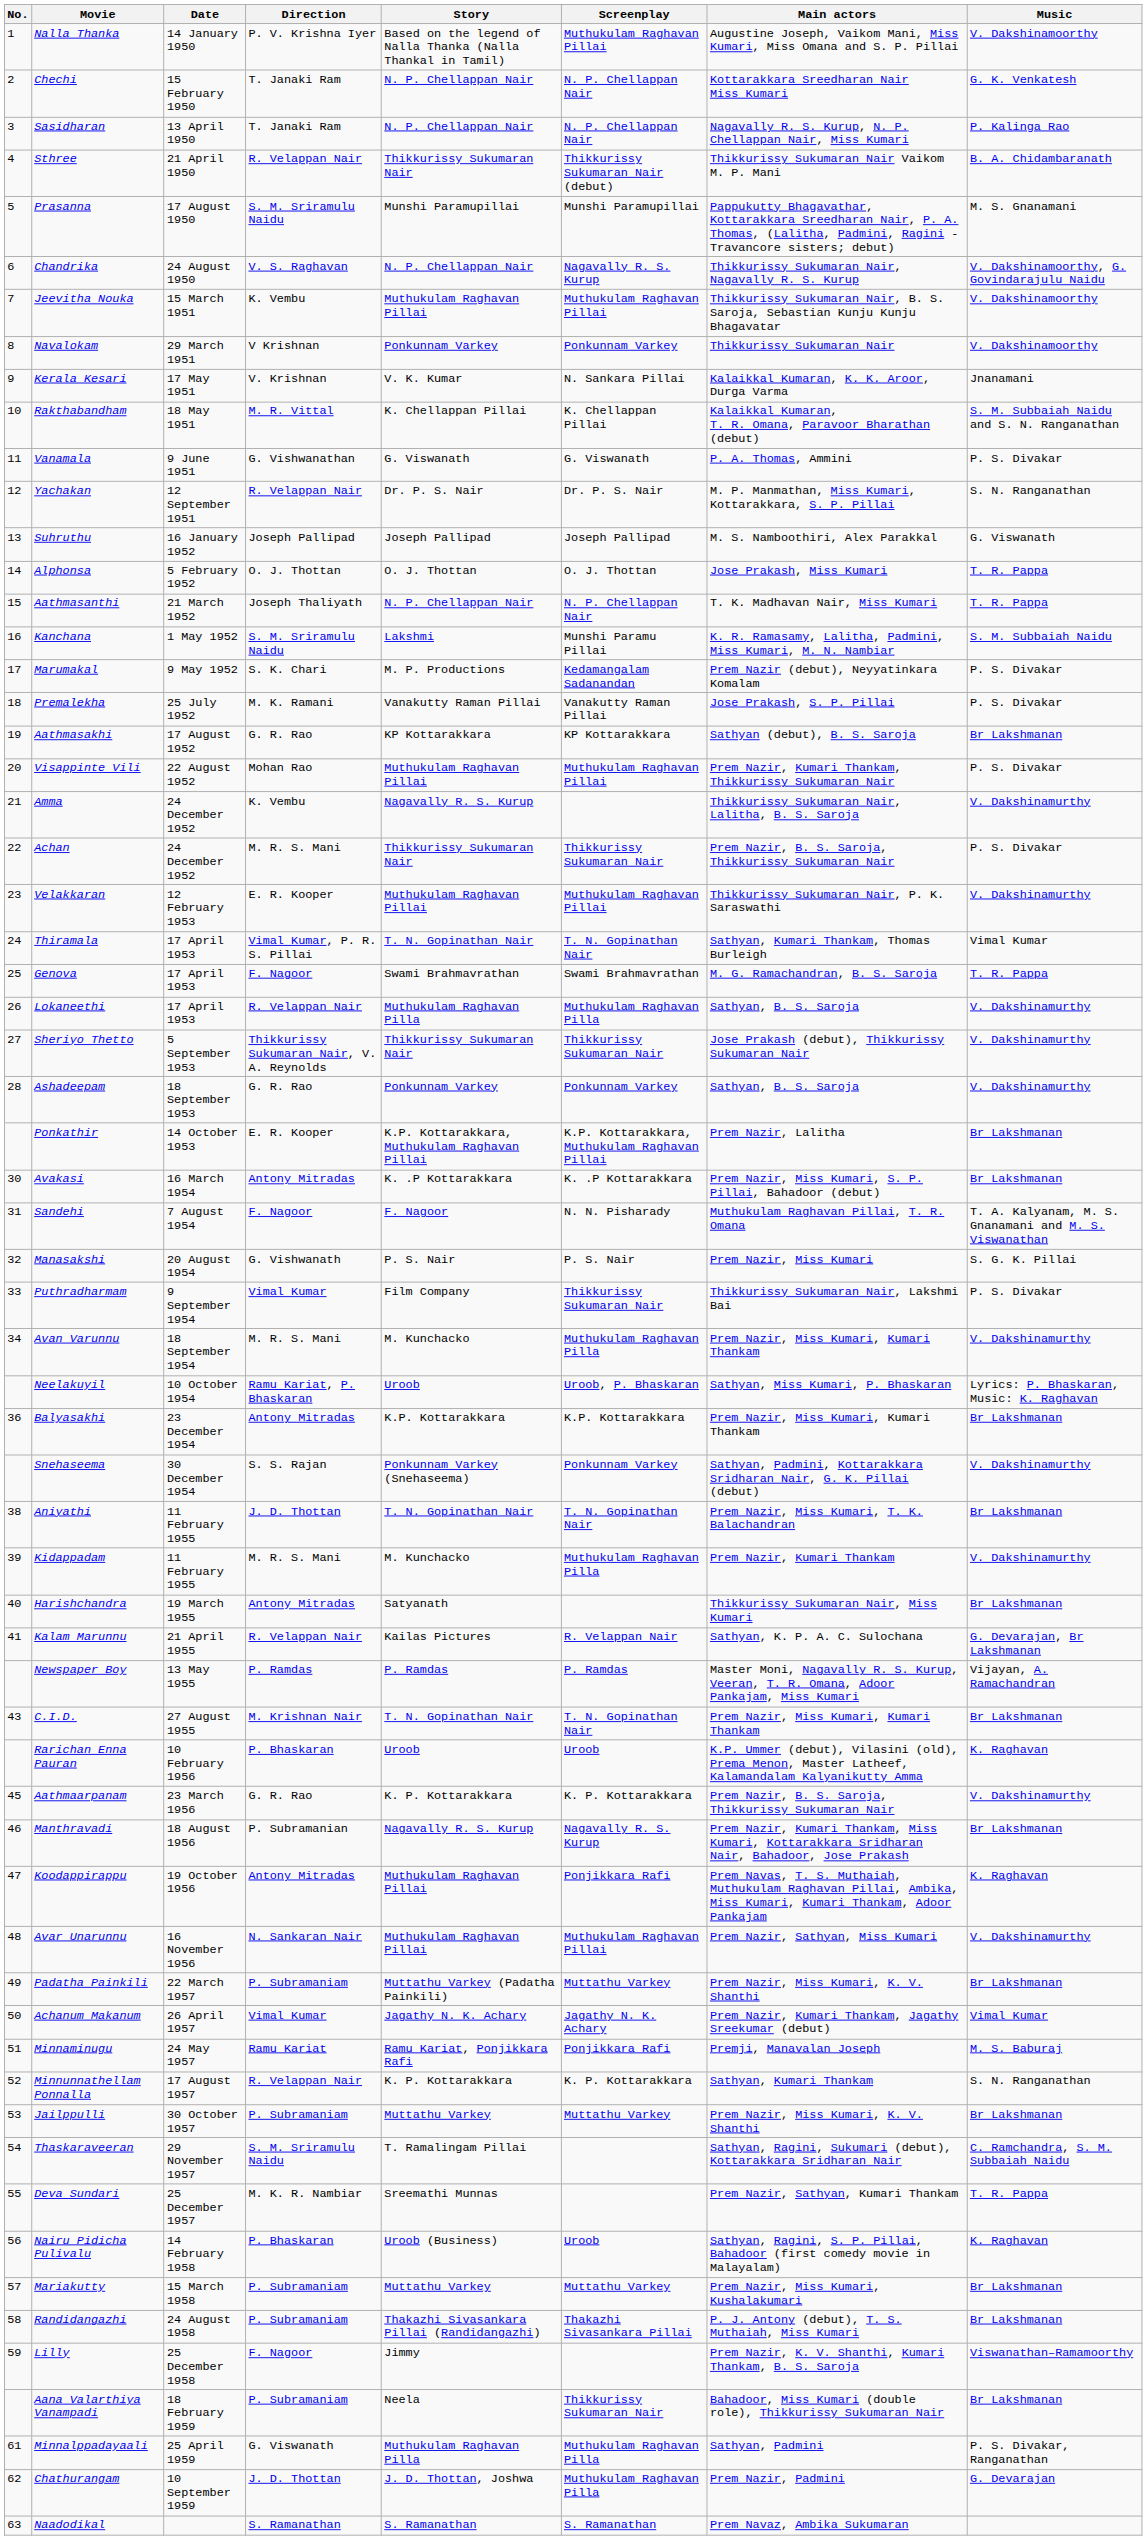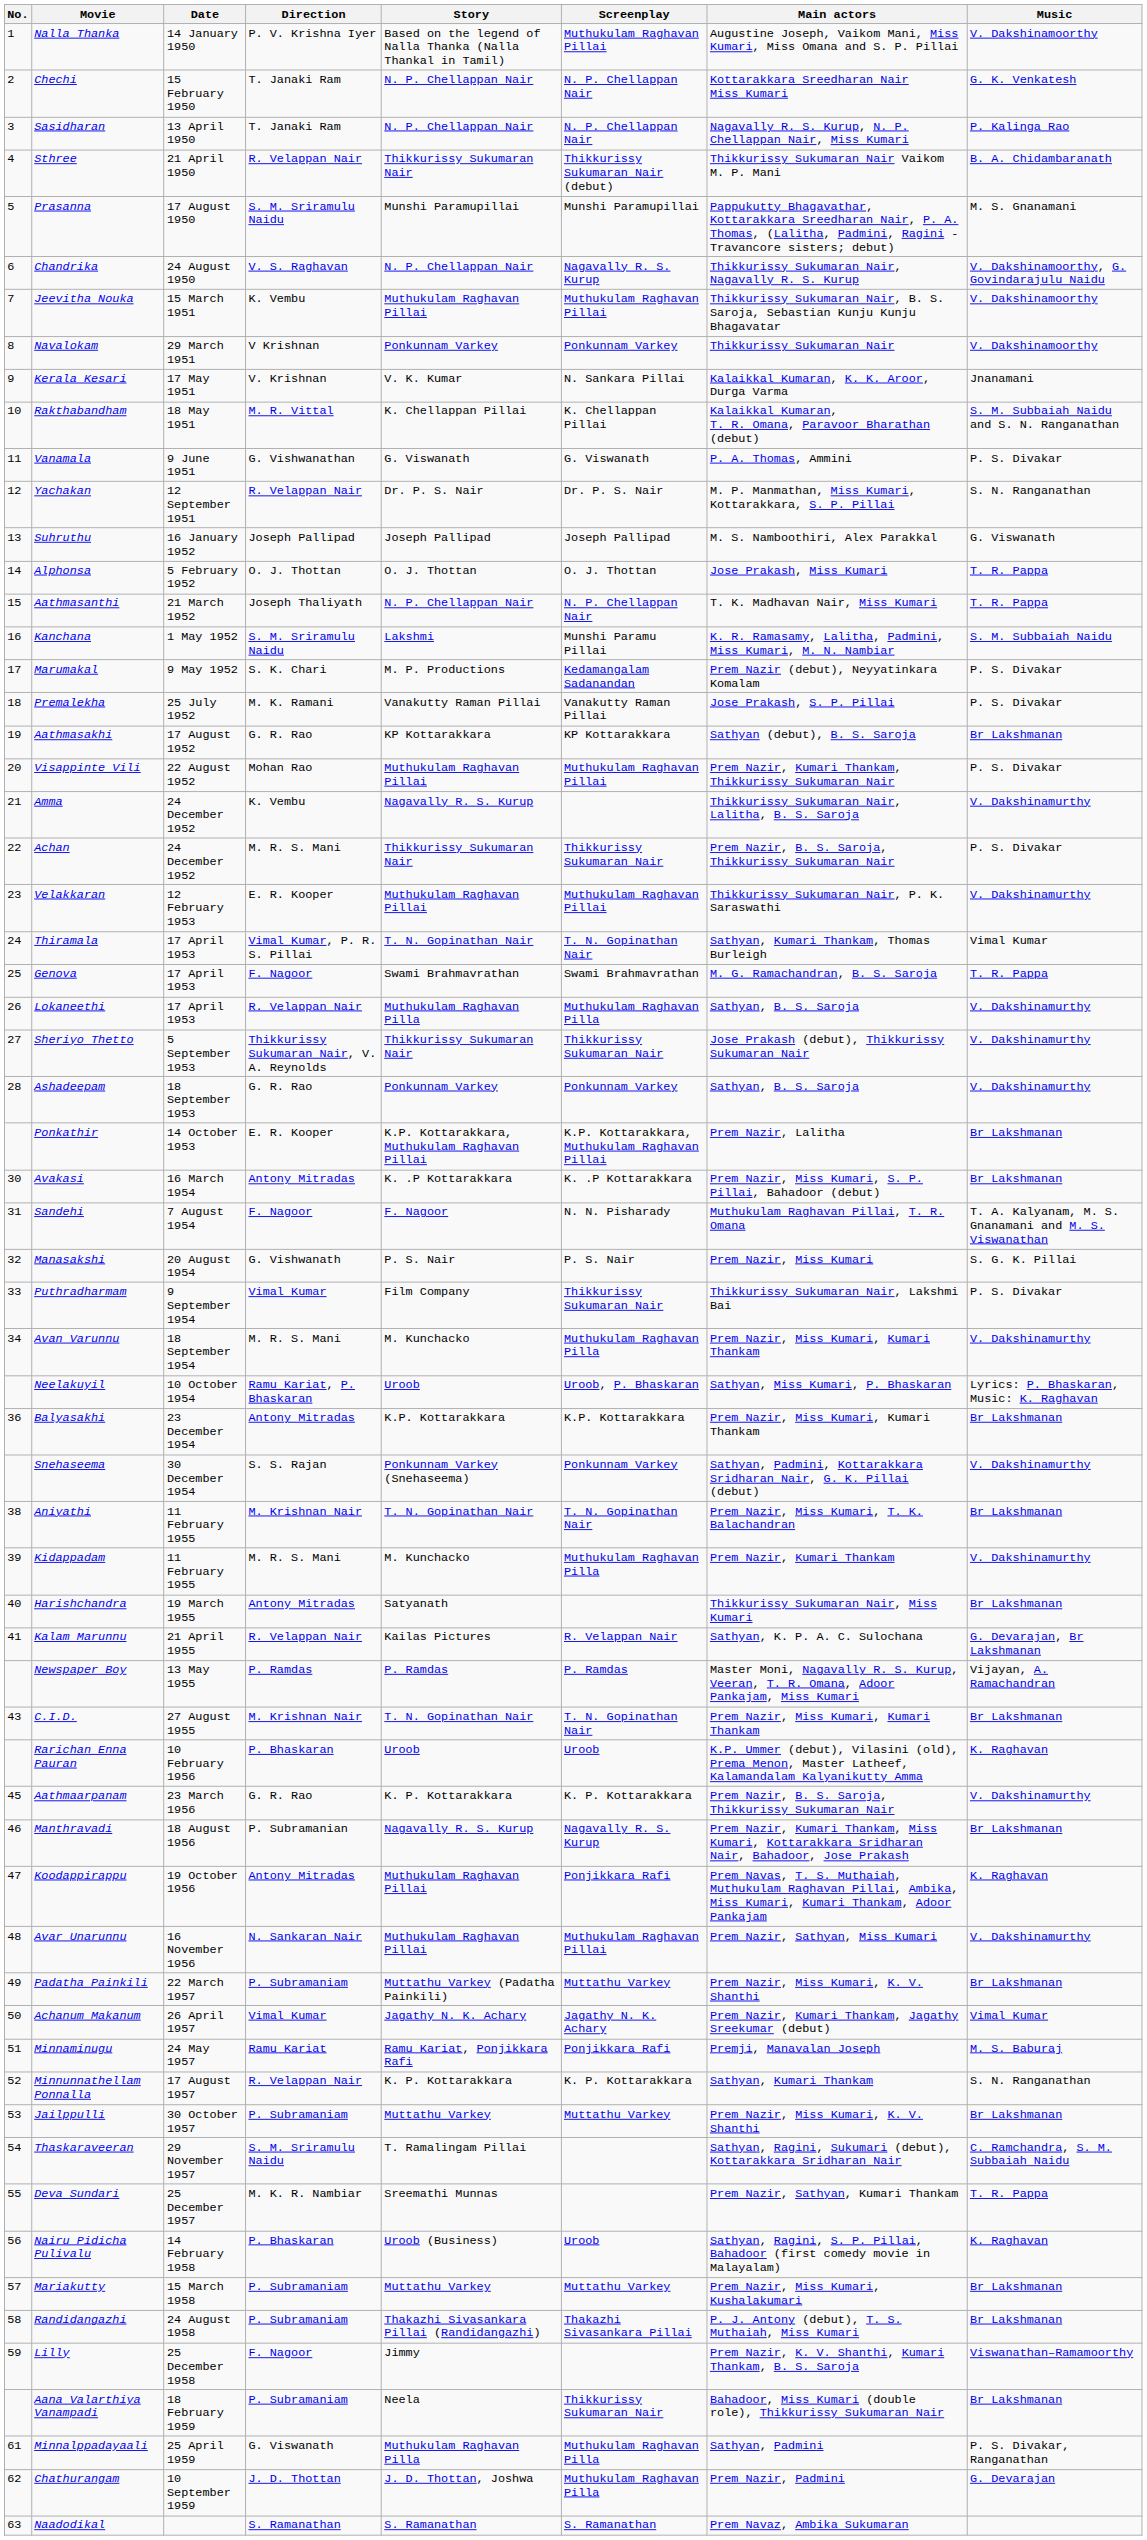(295, 1511) J. D. Thottan -> (305, 1511) M. Krishnan Nair
